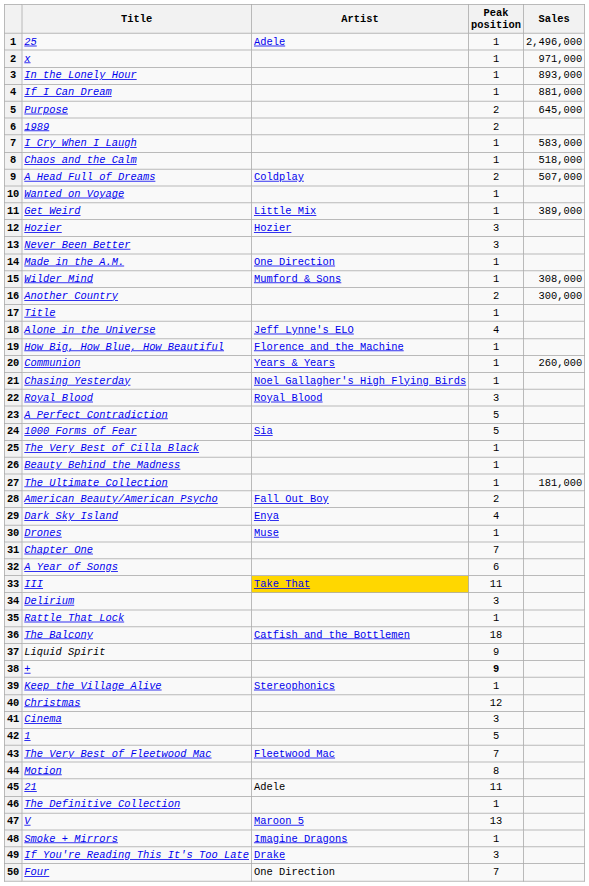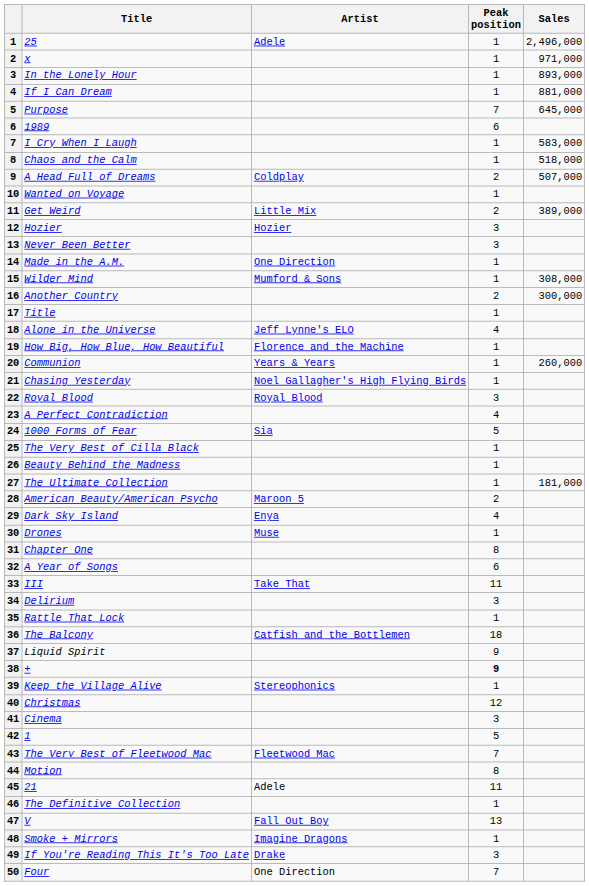(496, 110) 2 -> (496, 110) 7
(496, 127) 2 -> (496, 127) 6
(496, 211) 1 -> (496, 211) 2
(496, 415) 5 -> (496, 415) 4
(291, 499) Fall Out Boy -> (279, 499) Maroon 5
(496, 550) 7 -> (496, 550) 8
(282, 584) gold background -> (282, 584) no background
(279, 822) Maroon 5 -> (291, 822) Fall Out Boy
